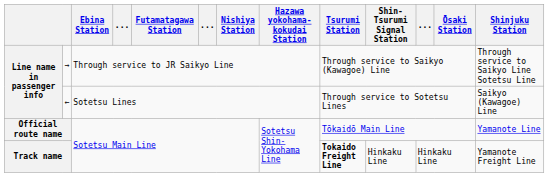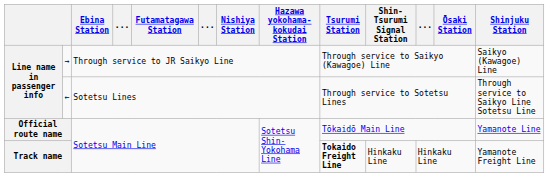(507, 66) Through service to Saikyo Line Sotetsu Line -> (499, 61) Saikyo (Kawagoe) Line
(499, 102) Saikyo (Kawagoe) Line -> (507, 98) Through service to Saikyo Line Sotetsu Line
